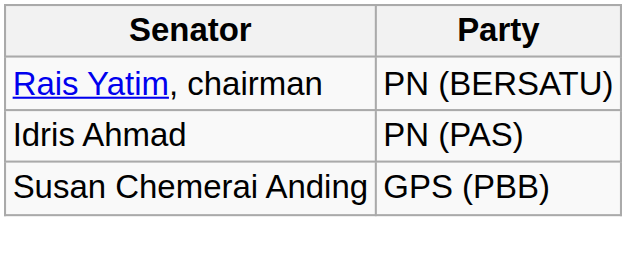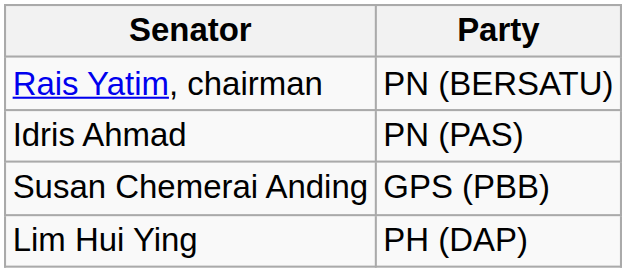+ row: (105, 239)
